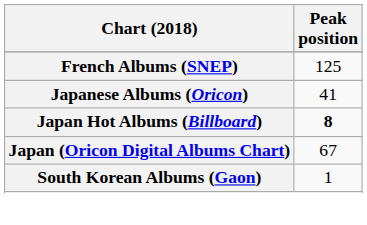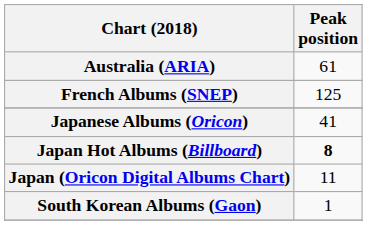+ row: (149, 66)
(328, 149) 67 -> (328, 177) 11
